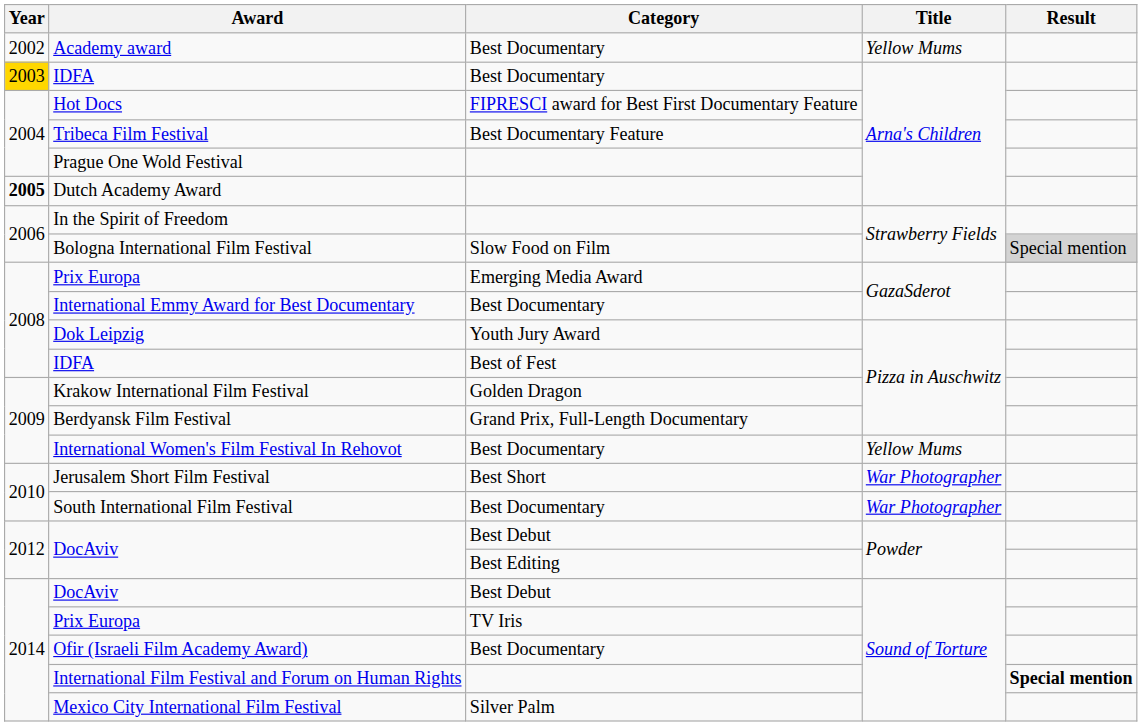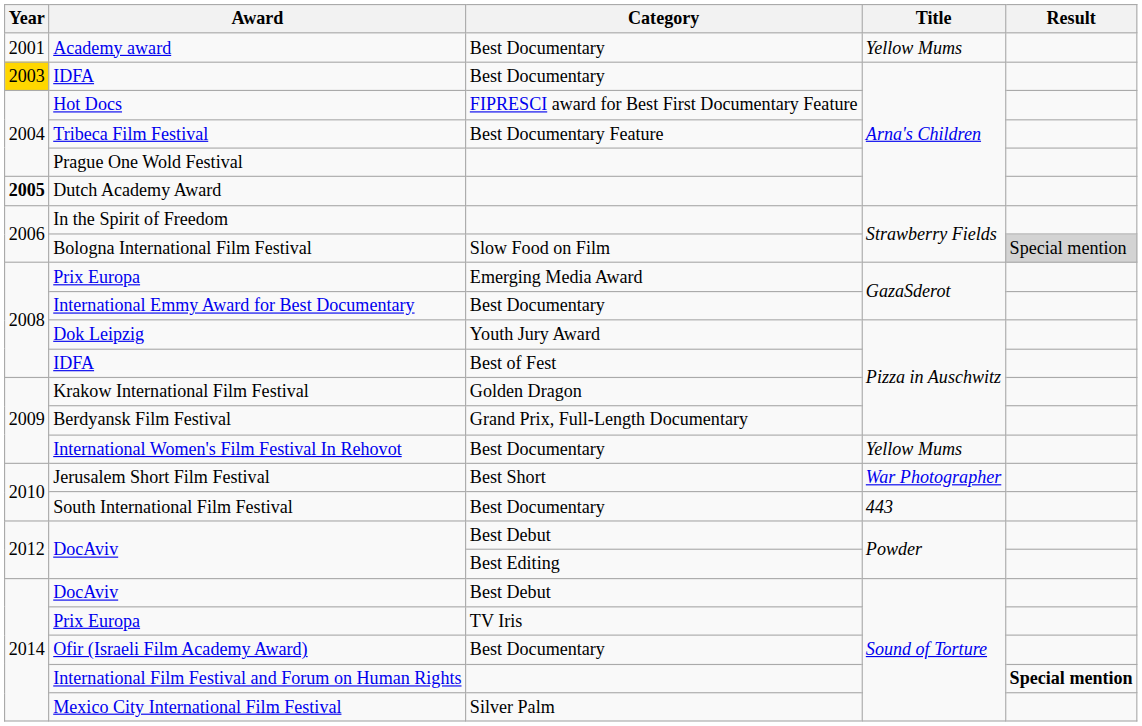(27, 47) 2002 -> (27, 47) 2001
(934, 506) War Photographer -> (879, 506) 443
